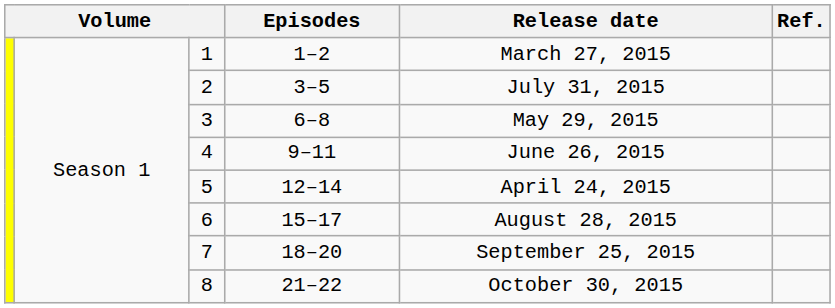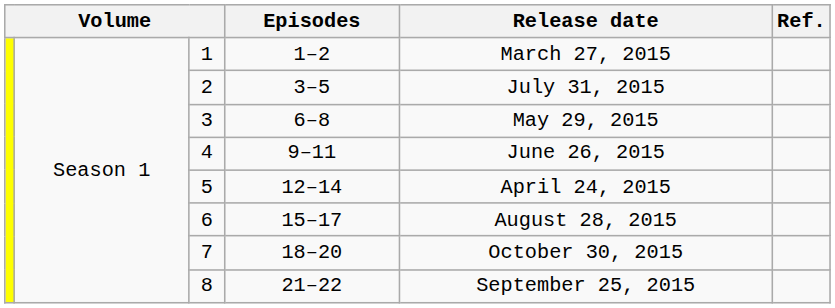(586, 253) September 25, 2015 -> (586, 253) October 30, 2015
(586, 286) October 30, 2015 -> (586, 286) September 25, 2015
